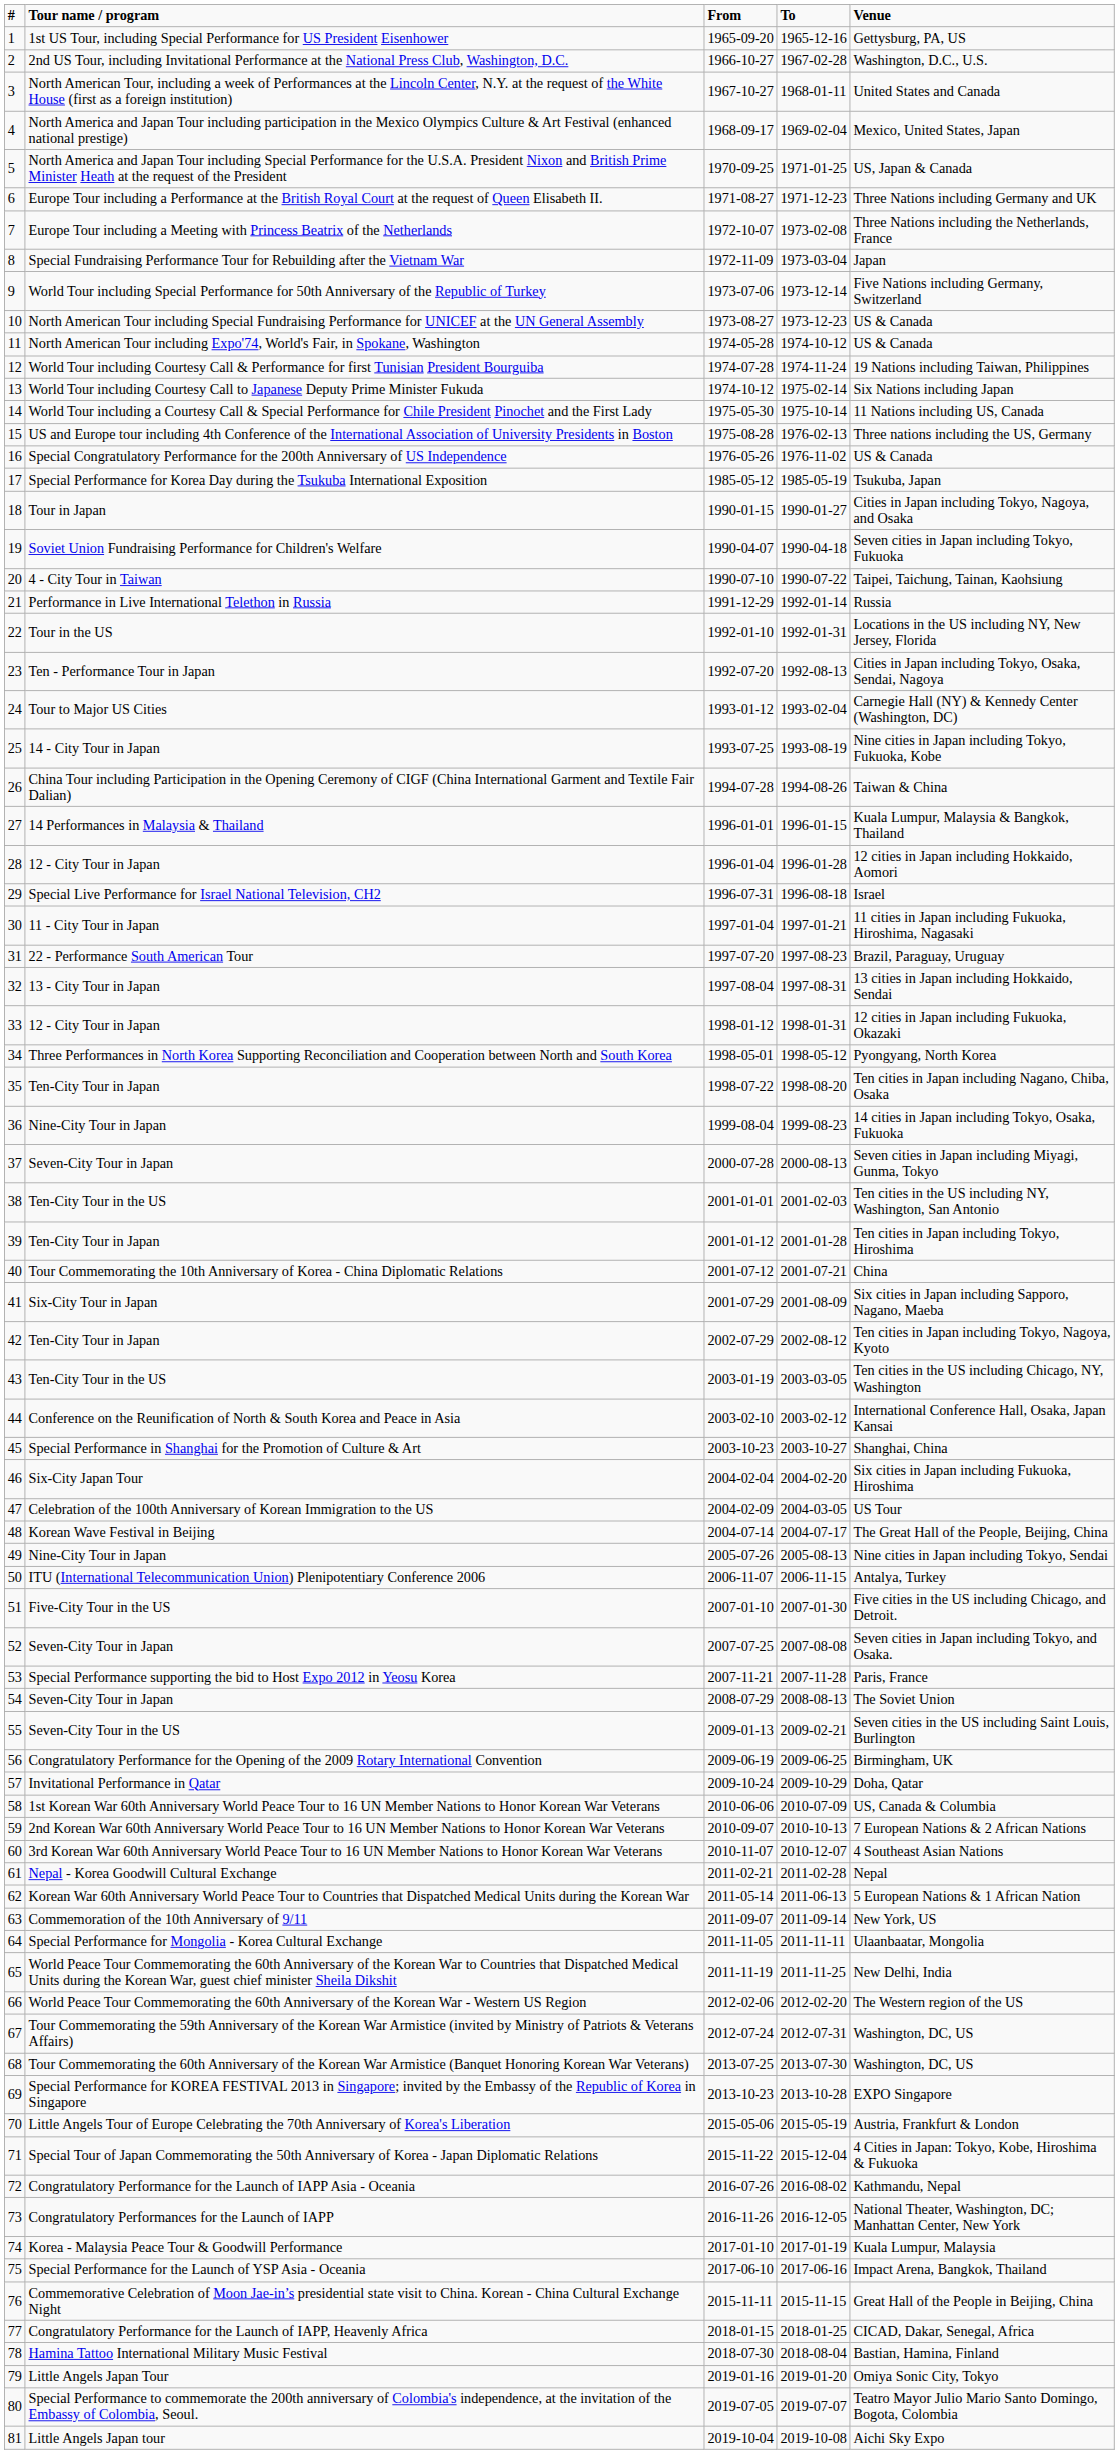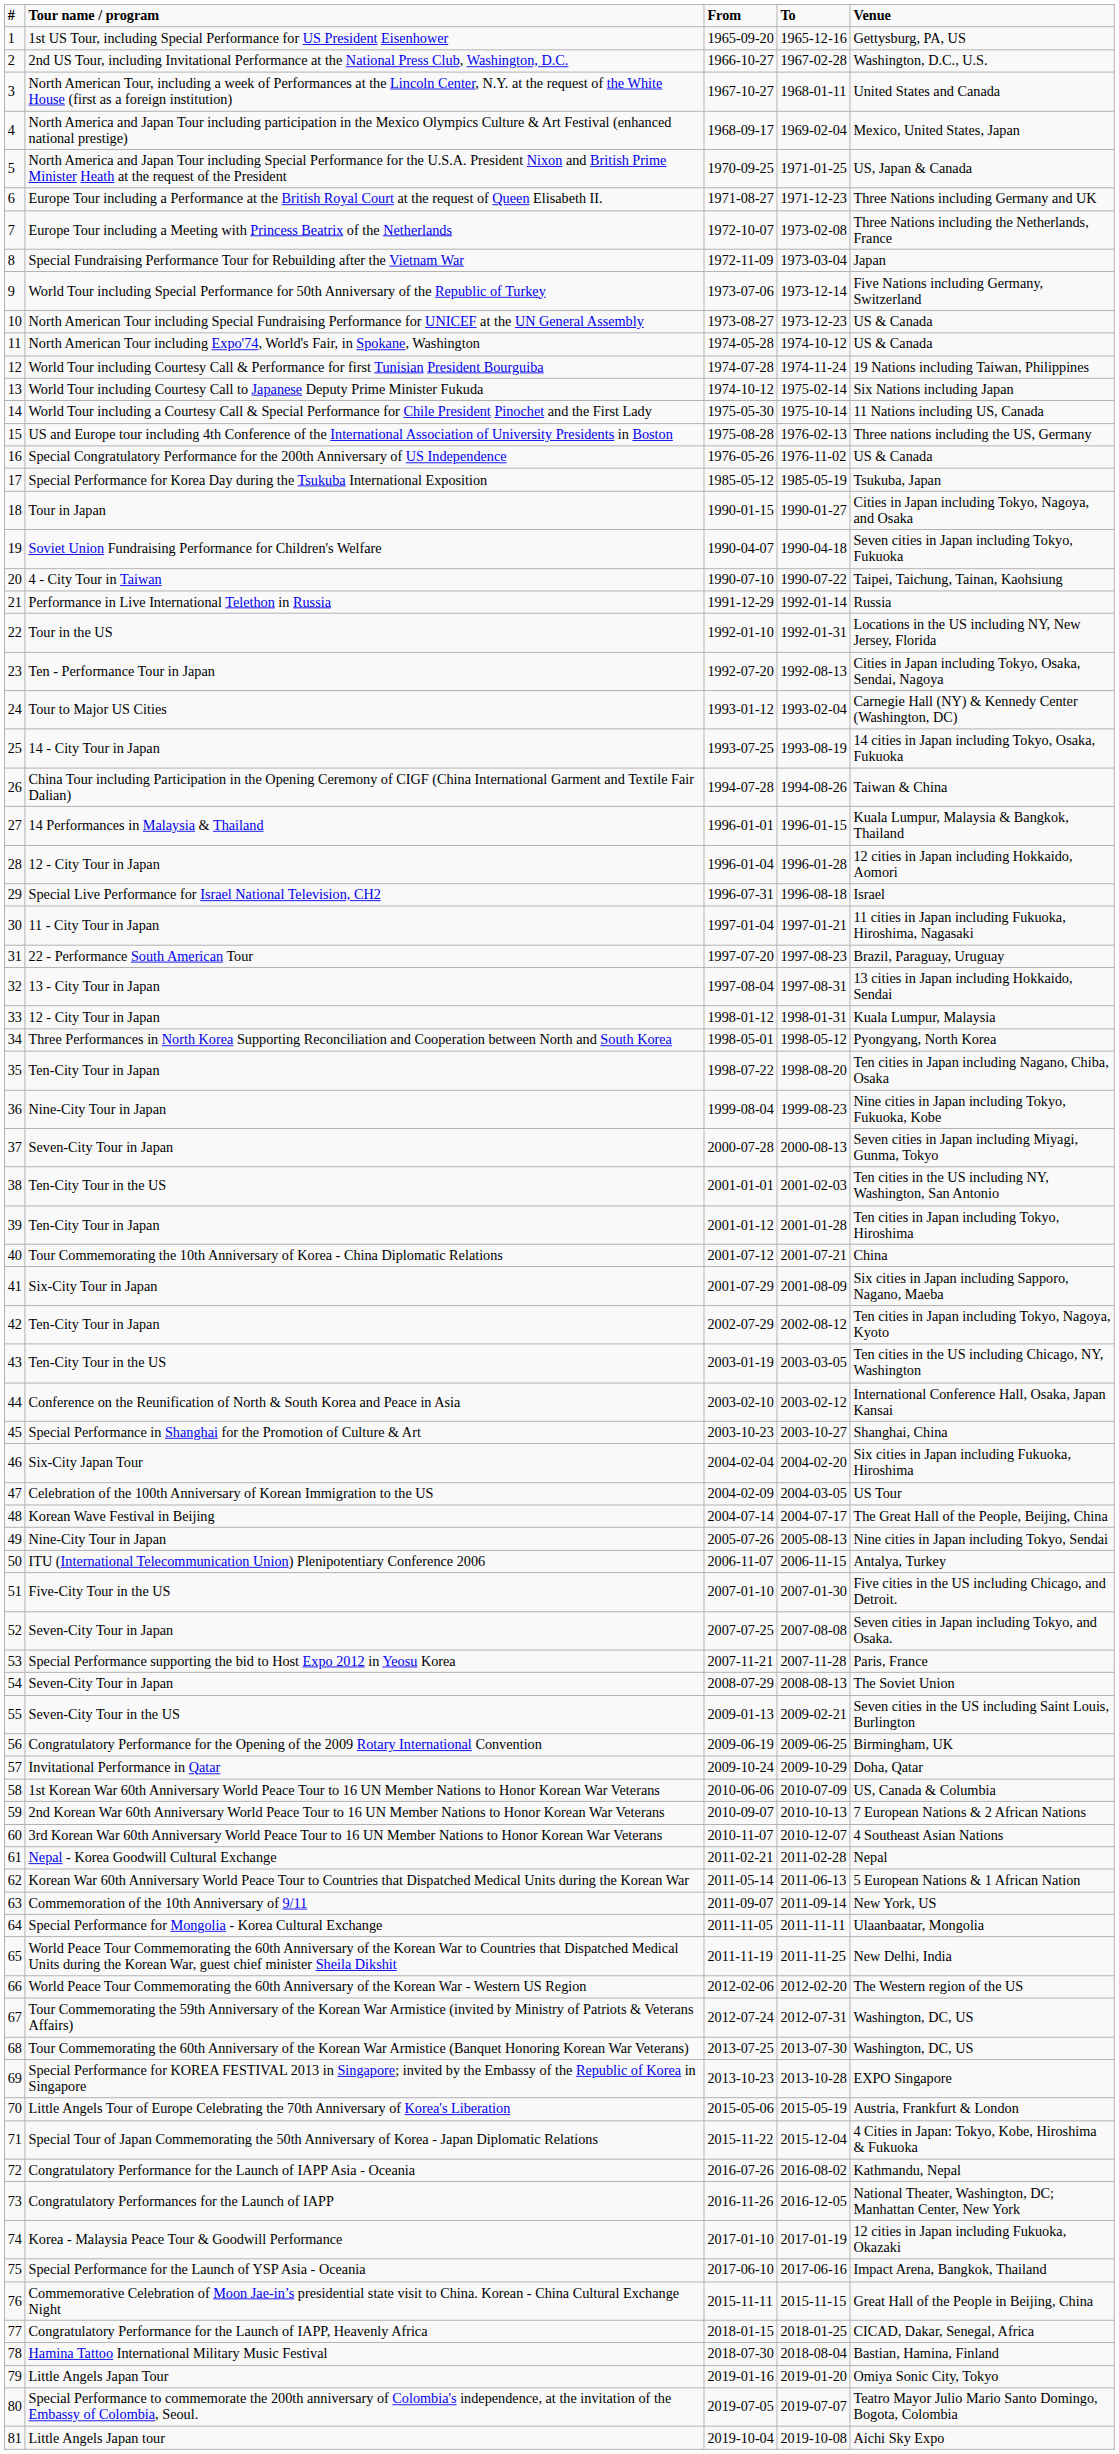(960, 748) Nine cities in Japan including Tokyo, Fukuoka, Kobe -> (974, 748) 14 cities in Japan including Tokyo, Osaka, Fukuoka
(960, 1025) 12 cities in Japan including Fukuoka, Okazaki -> (925, 1017) Kuala Lumpur, Malaysia
(974, 1125) 14 cities in Japan including Tokyo, Osaka, Fukuoka -> (960, 1109) Nine cities in Japan including Tokyo, Fukuoka, Kobe
(925, 2247) Kuala Lumpur, Malaysia -> (960, 2239) 12 cities in Japan including Fukuoka, Okazaki
